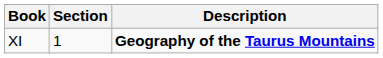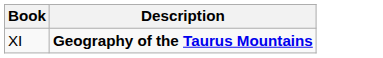- column: (80, 16)
